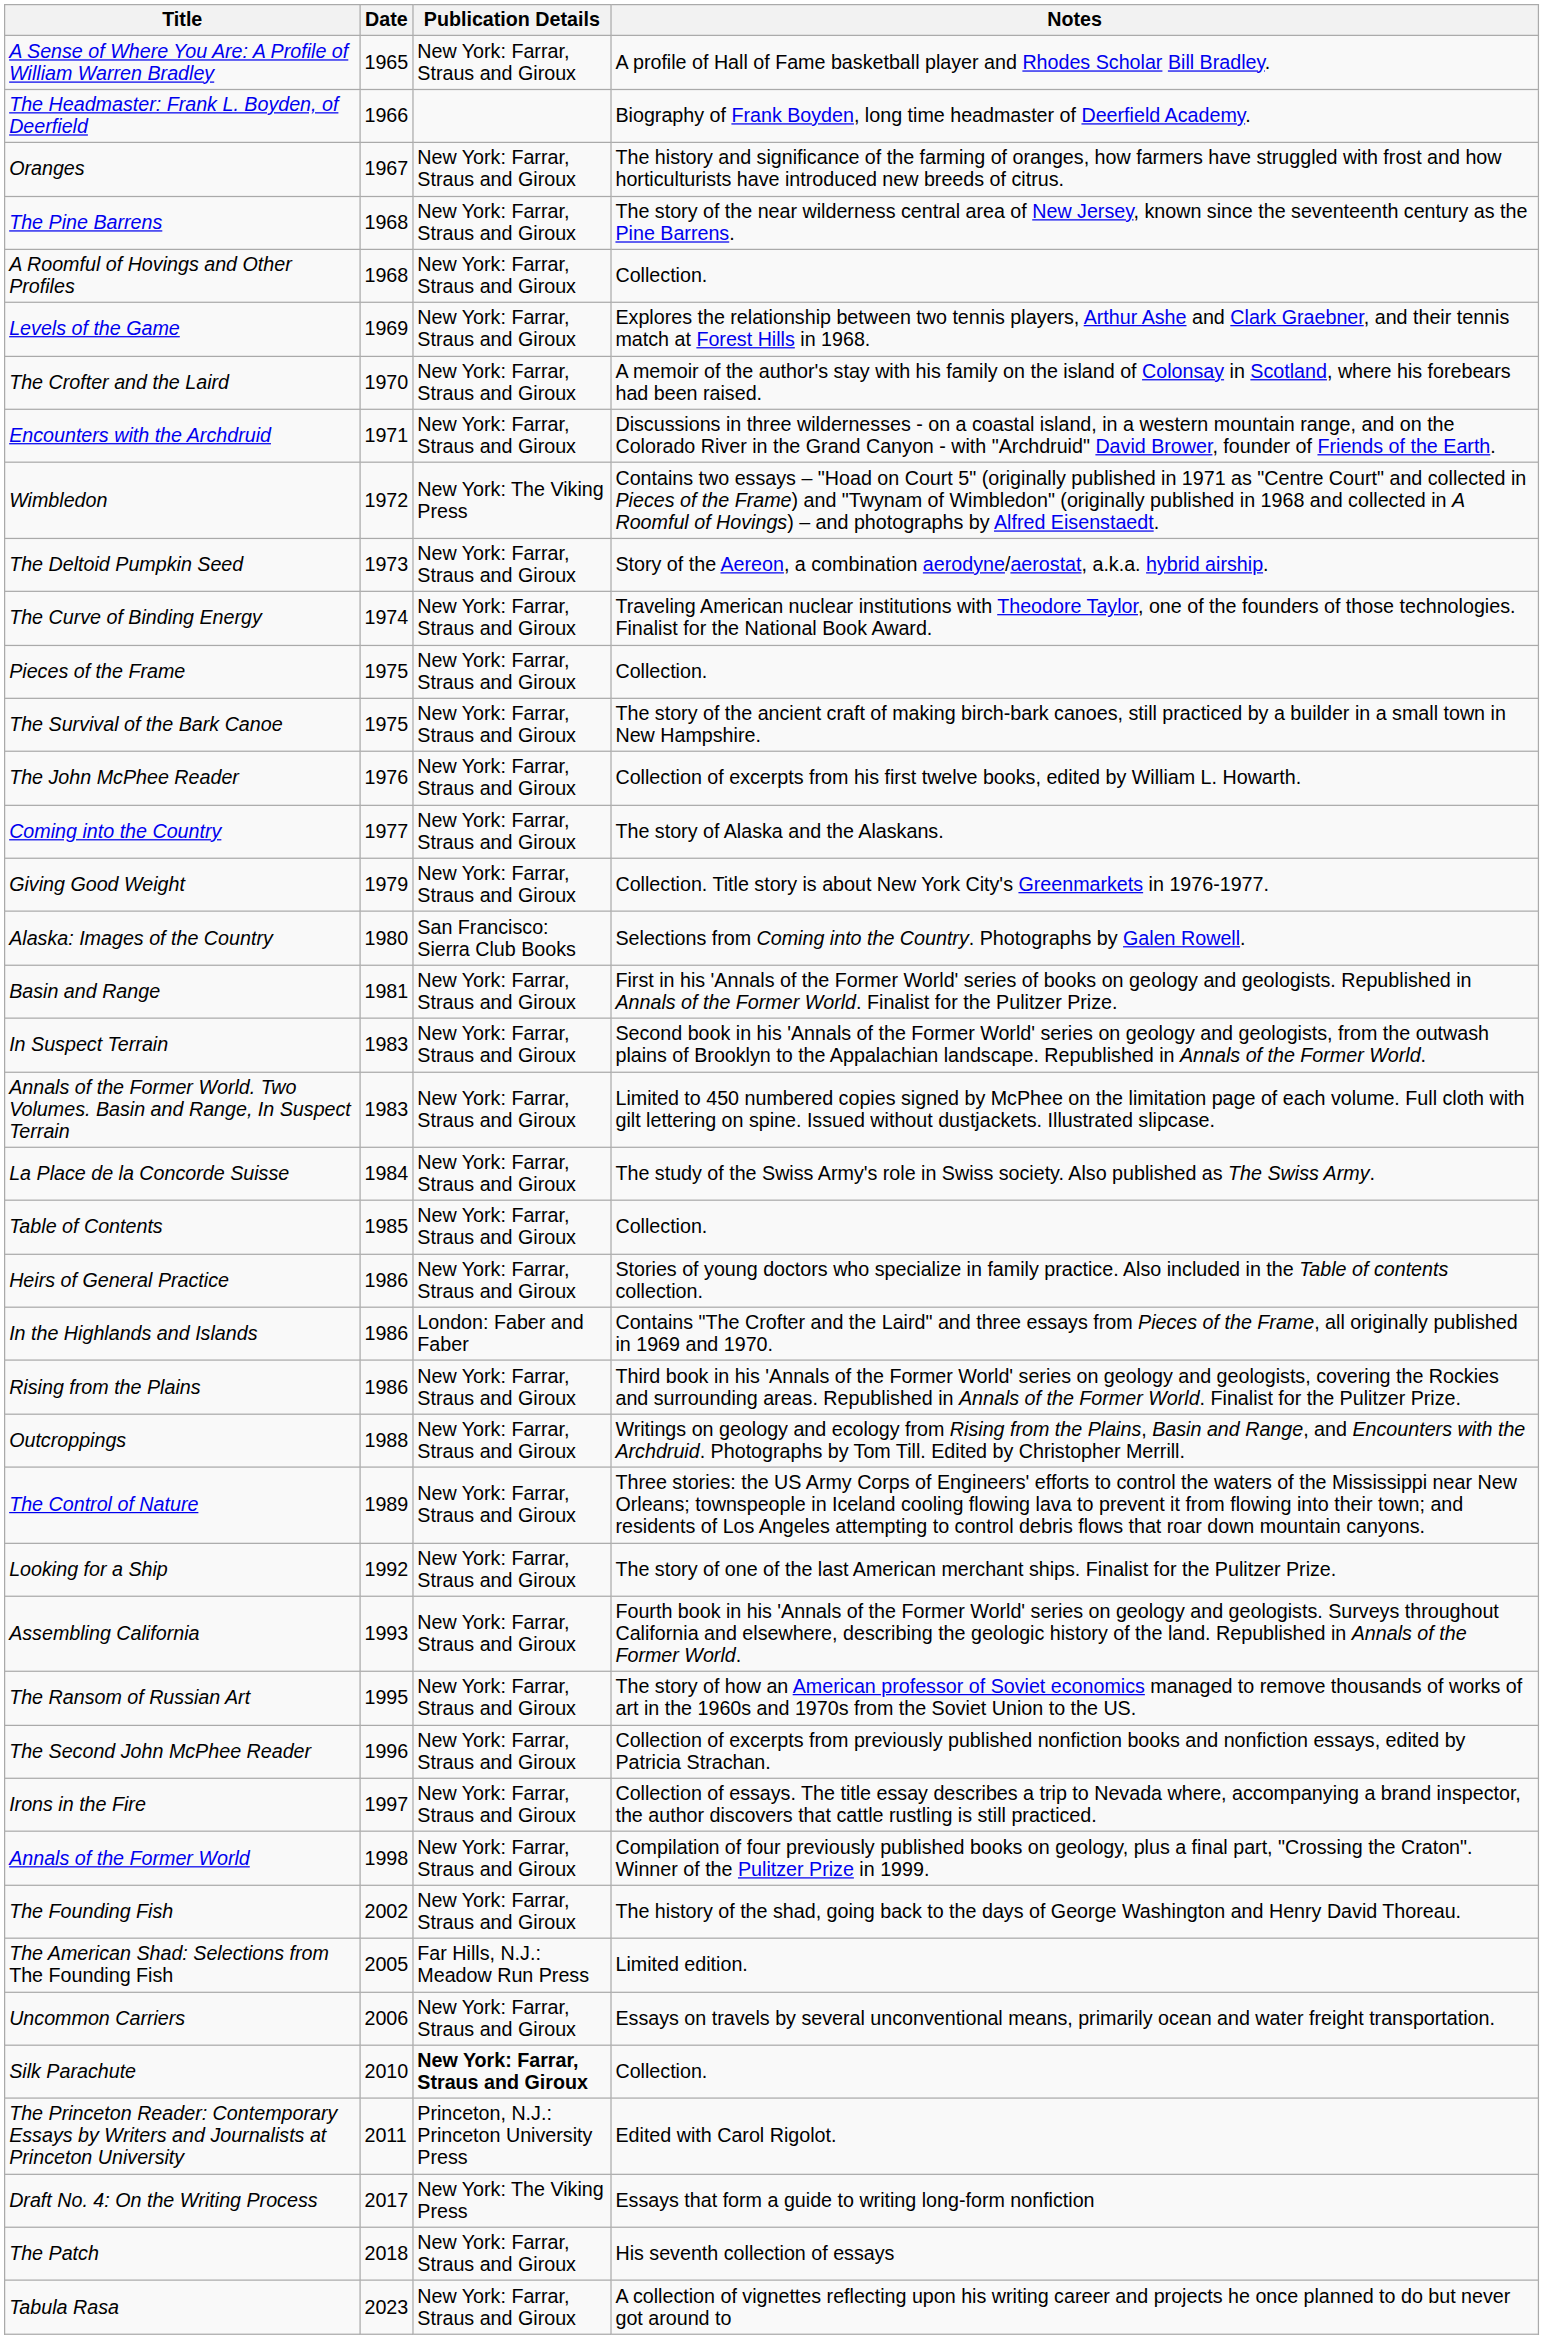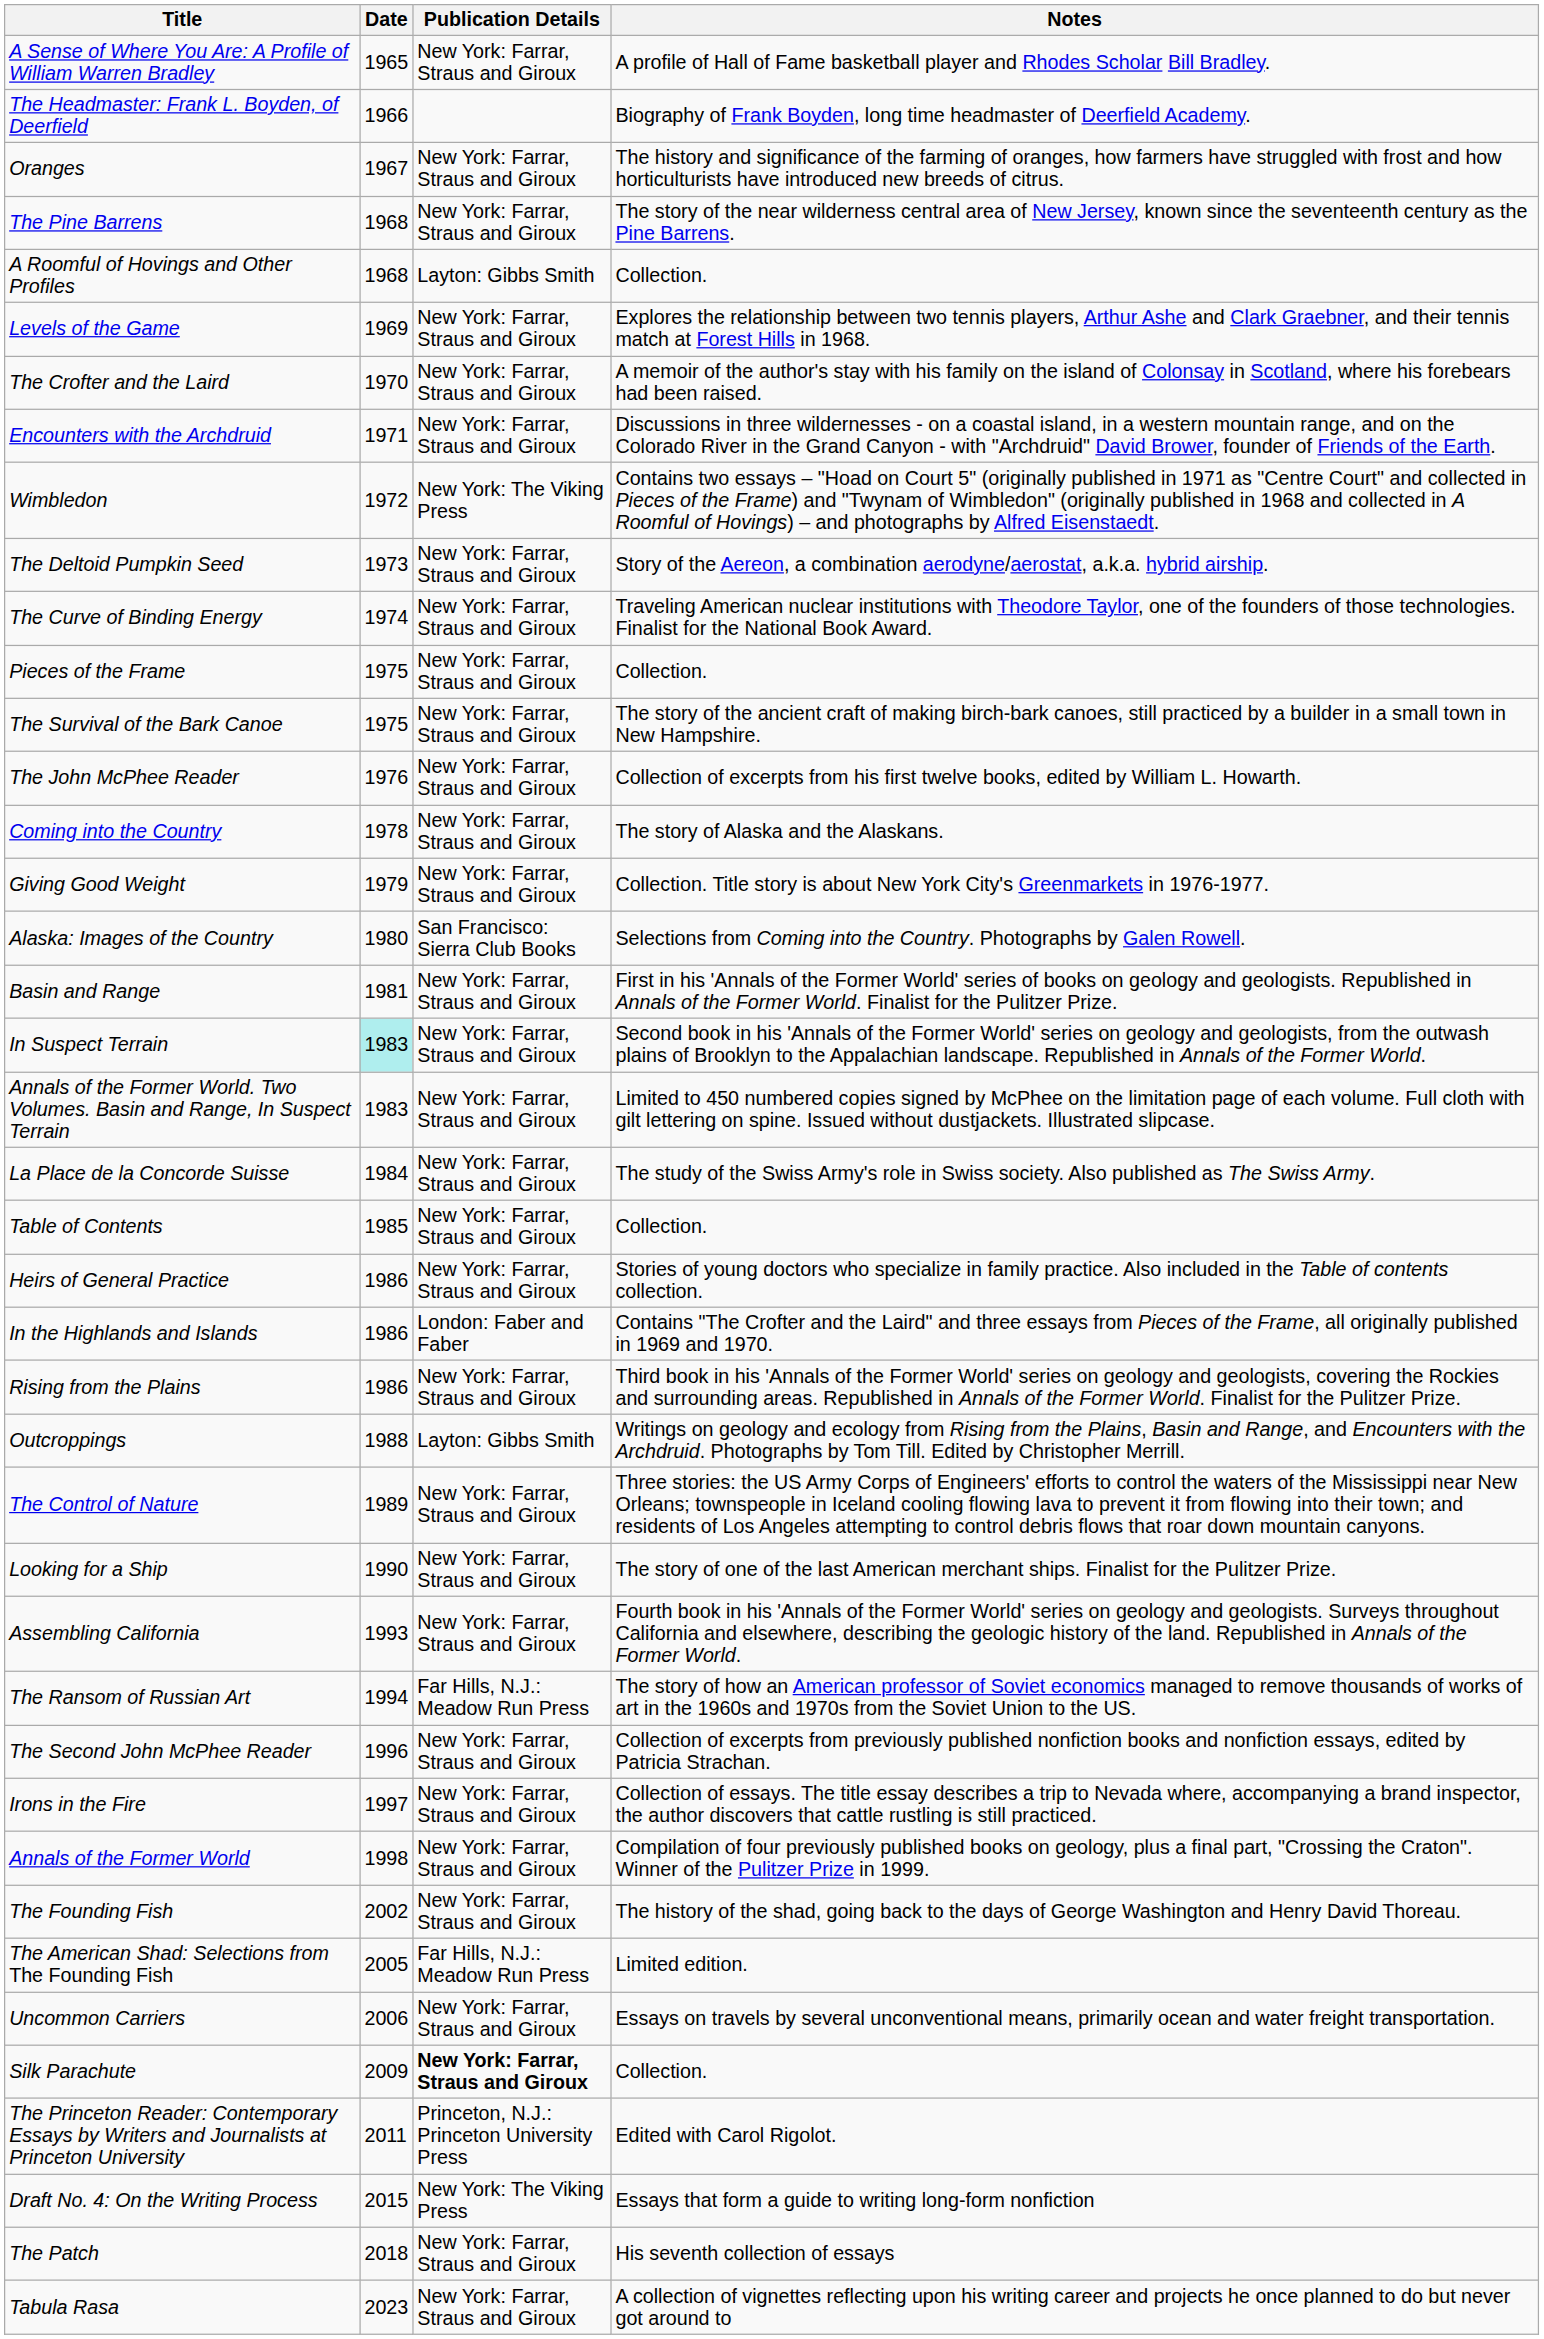(497, 275) New York: Farrar, Straus and Giroux -> (506, 275) Layton: Gibbs Smith
(386, 831) 1977 -> (386, 831) 1978
(386, 1044) no background -> (386, 1044) paleturquoise background
(497, 1440) New York: Farrar, Straus and Giroux -> (506, 1440) Layton: Gibbs Smith
(386, 1569) 1992 -> (386, 1569) 1990
(386, 1698) 1995 -> (386, 1698) 1994
(497, 1698) New York: Farrar, Straus and Giroux -> (503, 1698) Far Hills, N.J.: Meadow Run Press
(386, 2071) 2010 -> (386, 2071) 2009
(386, 2200) 2017 -> (386, 2200) 2015
